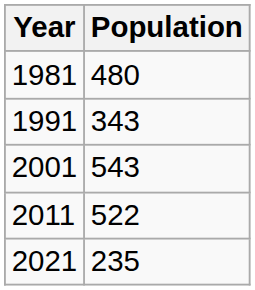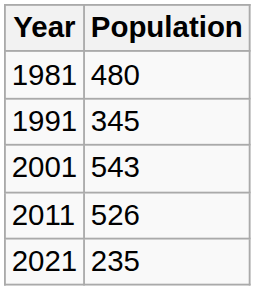(115, 121) 343 -> (115, 121) 345
(115, 214) 522 -> (115, 214) 526
